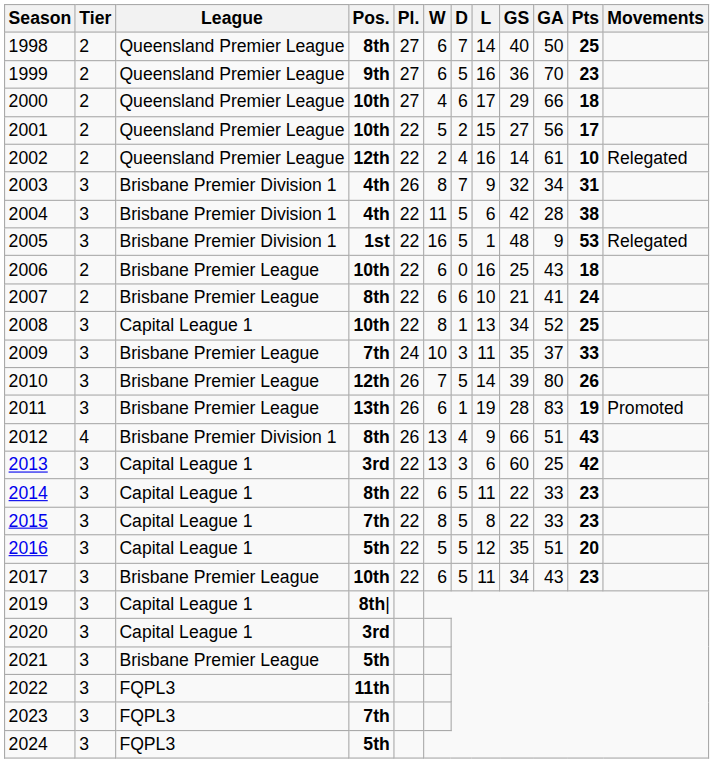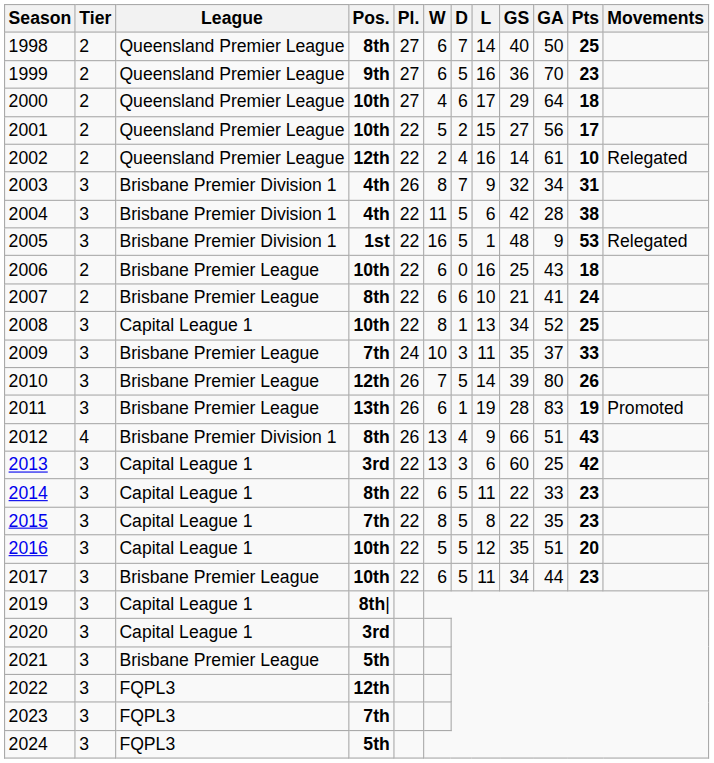(554, 102) 66 -> (554, 102) 64
(554, 520) 33 -> (554, 520) 35
(377, 548) 5th -> (372, 548) 10th
(554, 576) 43 -> (554, 576) 44
(372, 688) 11th -> (372, 688) 12th
